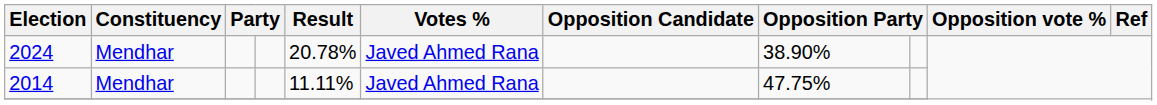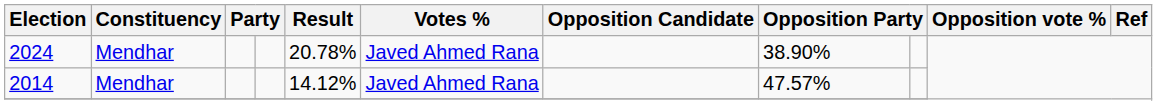(321, 83) 11.11% -> (323, 83) 14.12%
(797, 83) 47.75% -> (797, 83) 47.57%
